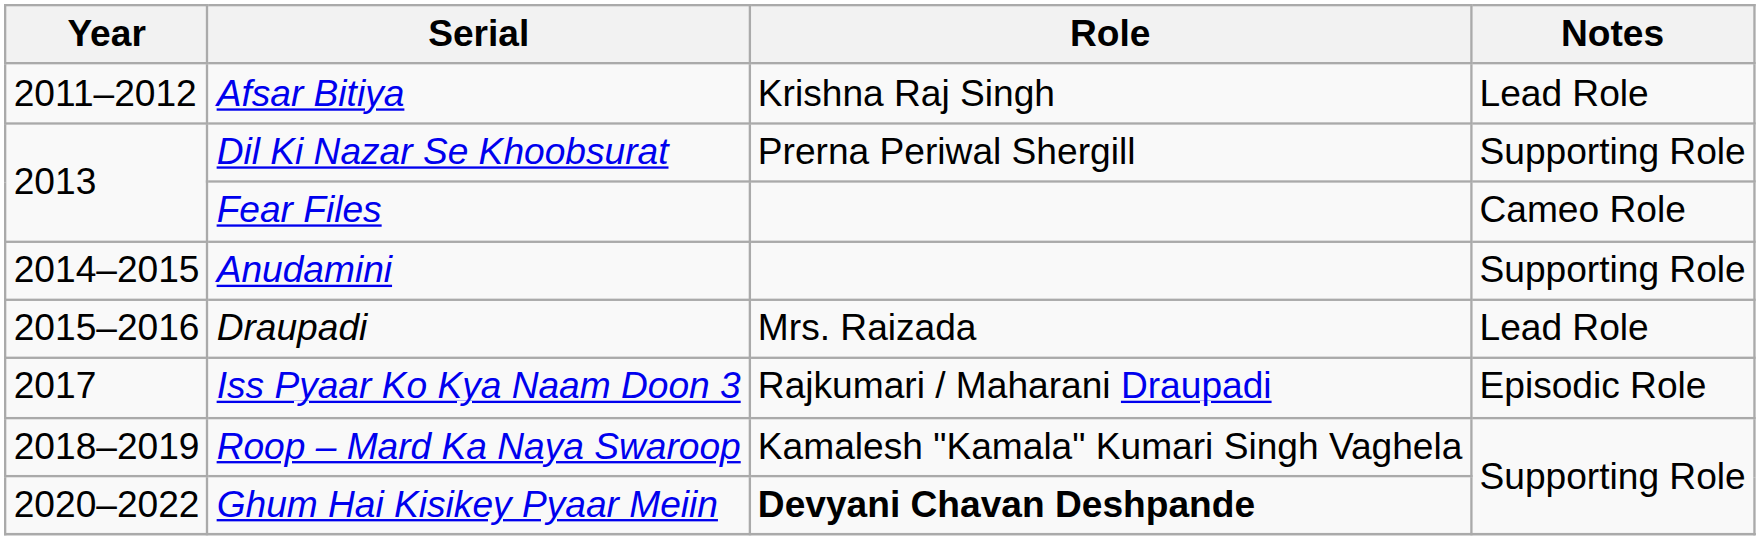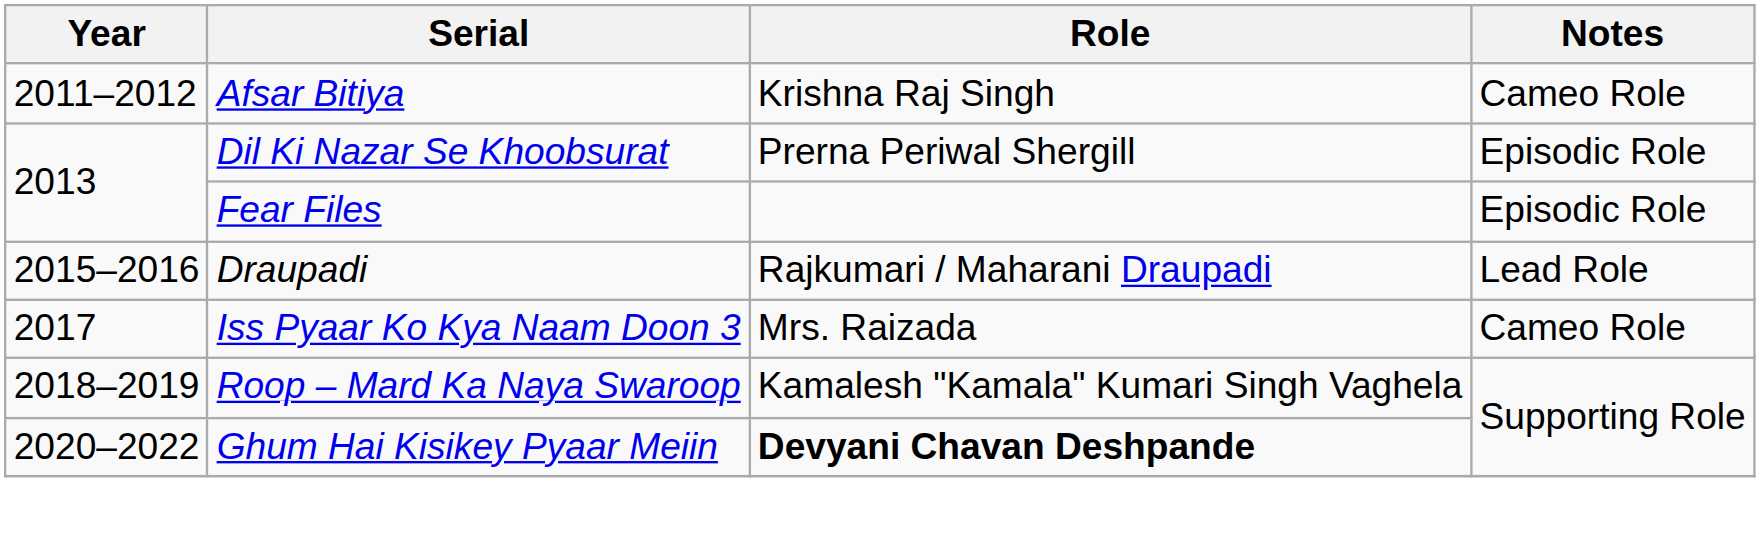(1564, 92) Lead Role -> (1583, 92) Cameo Role
(1613, 151) Supporting Role -> (1593, 151) Episodic Role
(1583, 210) Cameo Role -> (1593, 210) Episodic Role
- row: (304, 269)
(867, 328) Mrs. Raizada -> (1015, 269) Rajkumari / Maharani Draupadi
(1015, 387) Rajkumari / Maharani Draupadi -> (867, 328) Mrs. Raizada
(1593, 387) Episodic Role -> (1583, 328) Cameo Role
